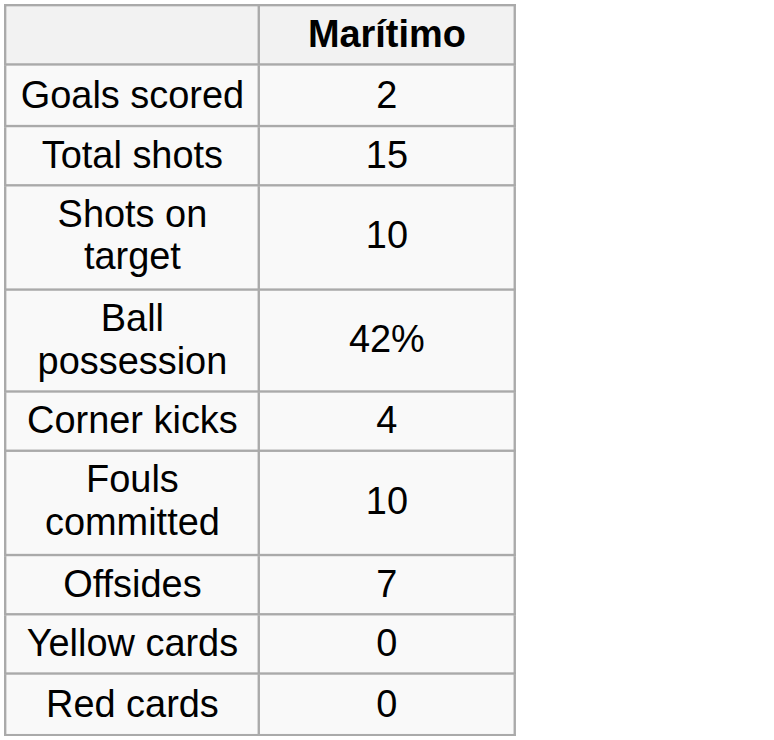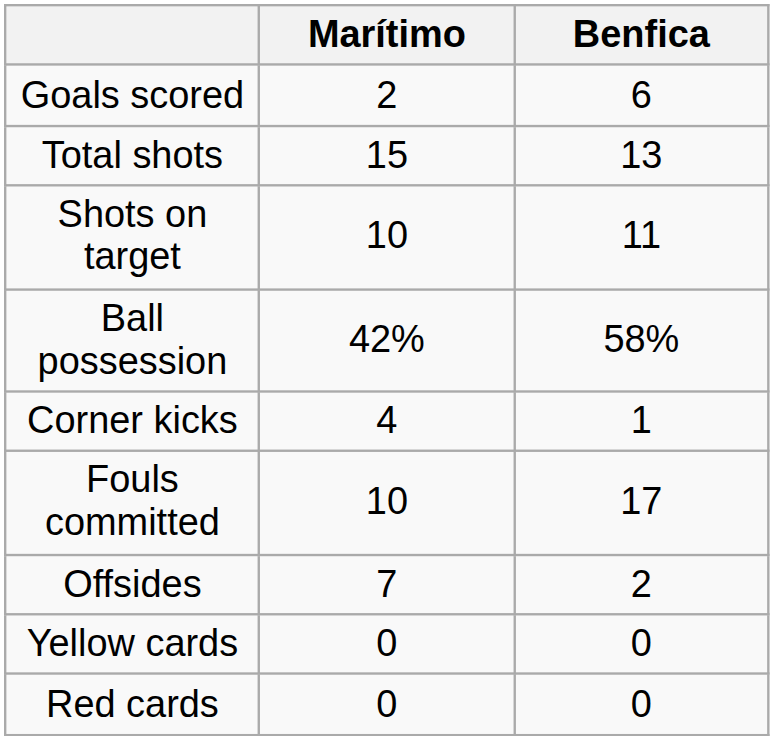+ column: (641, 34)
